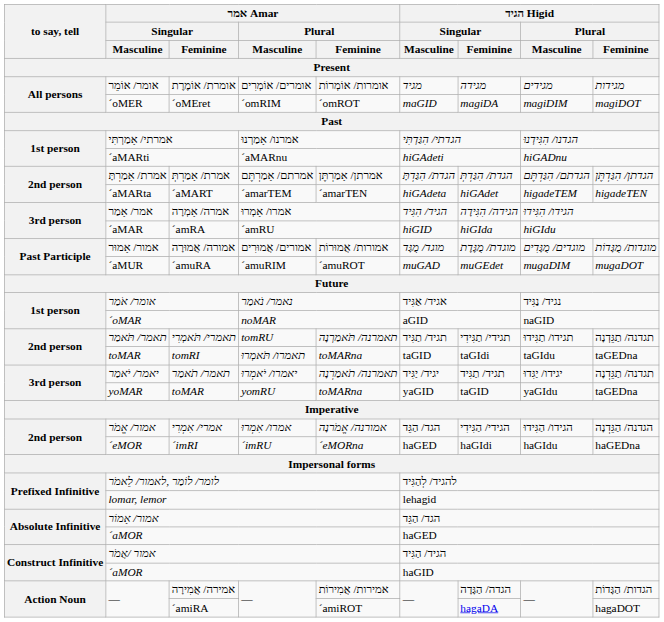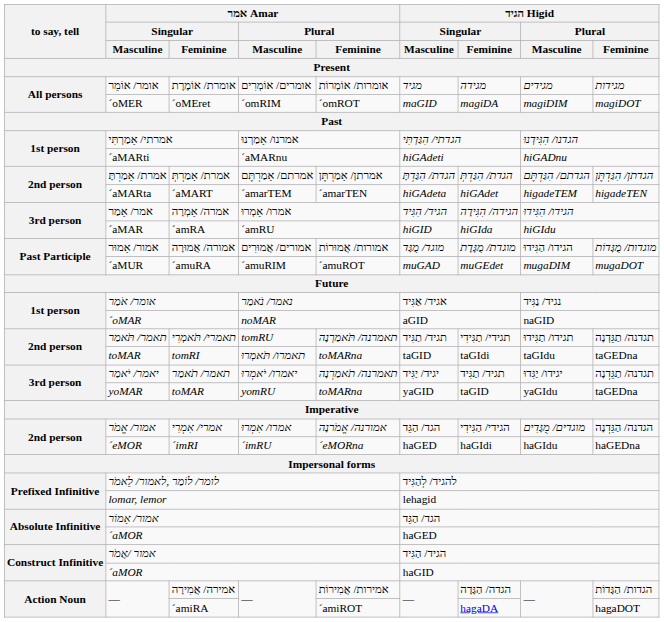(554, 247) מוגדים/ מֻגָּדִים -> (548, 247) הגידו/ הַגִּידוּ
(548, 427) הגידו/ הַגִּידוּ -> (554, 427) מוגדים/ מֻגָּדִים
